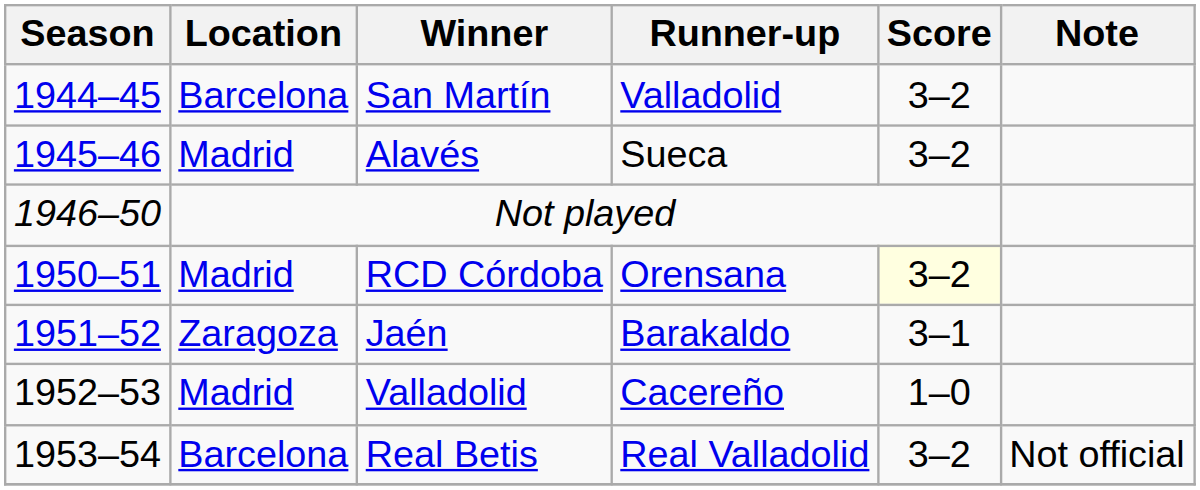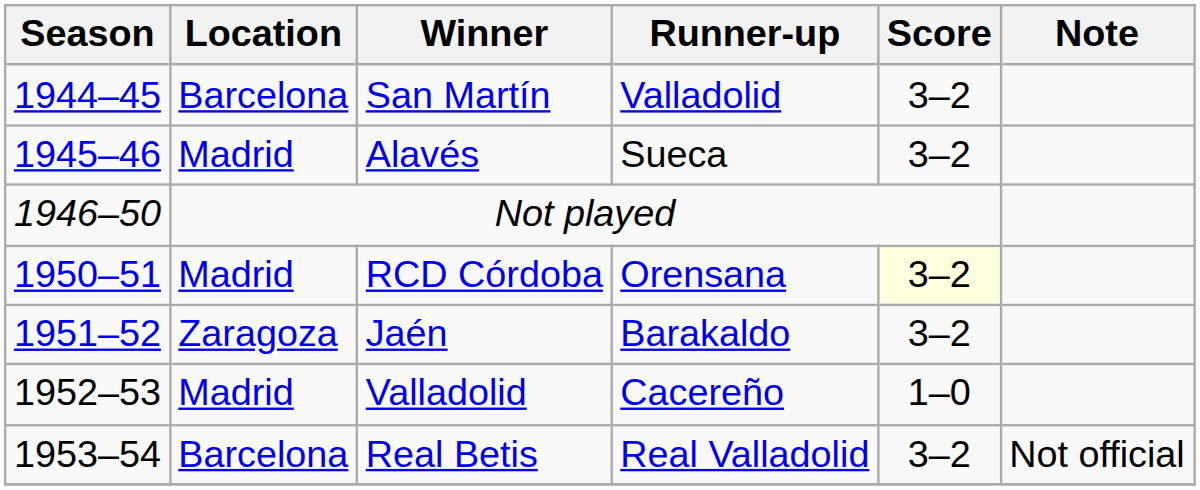(939, 333) 3–1 -> (939, 333) 3–2
